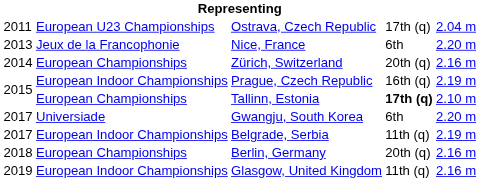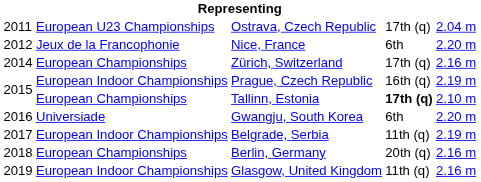(18, 45) 2013 -> (18, 45) 2012
(408, 63) 20th (q) -> (408, 63) 17th (q)
(18, 117) 2017 -> (18, 117) 2016
